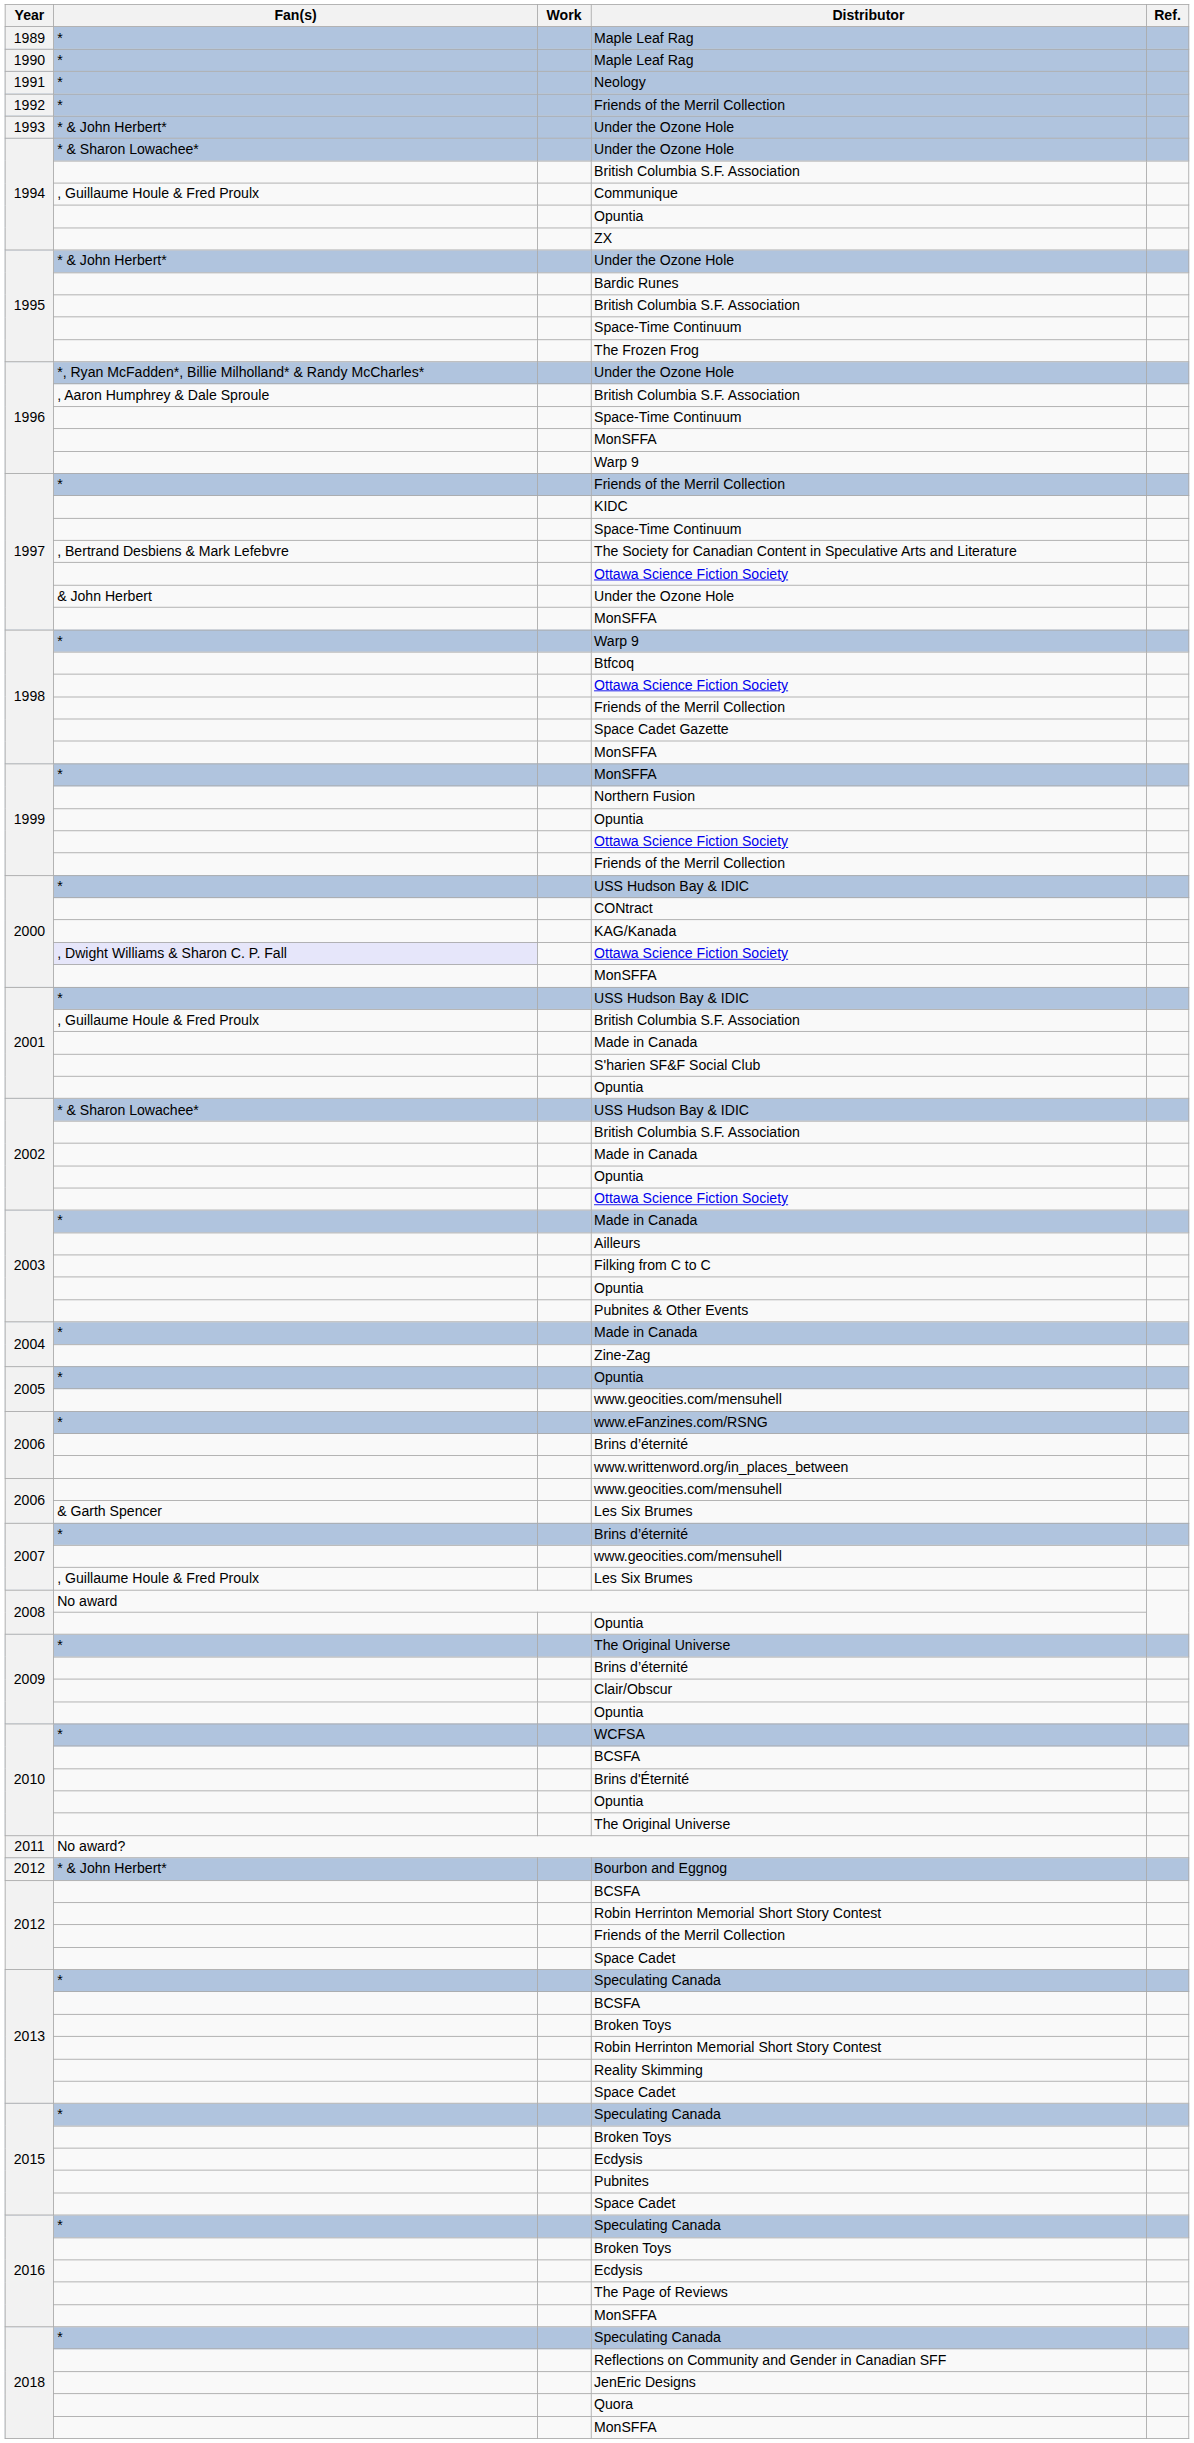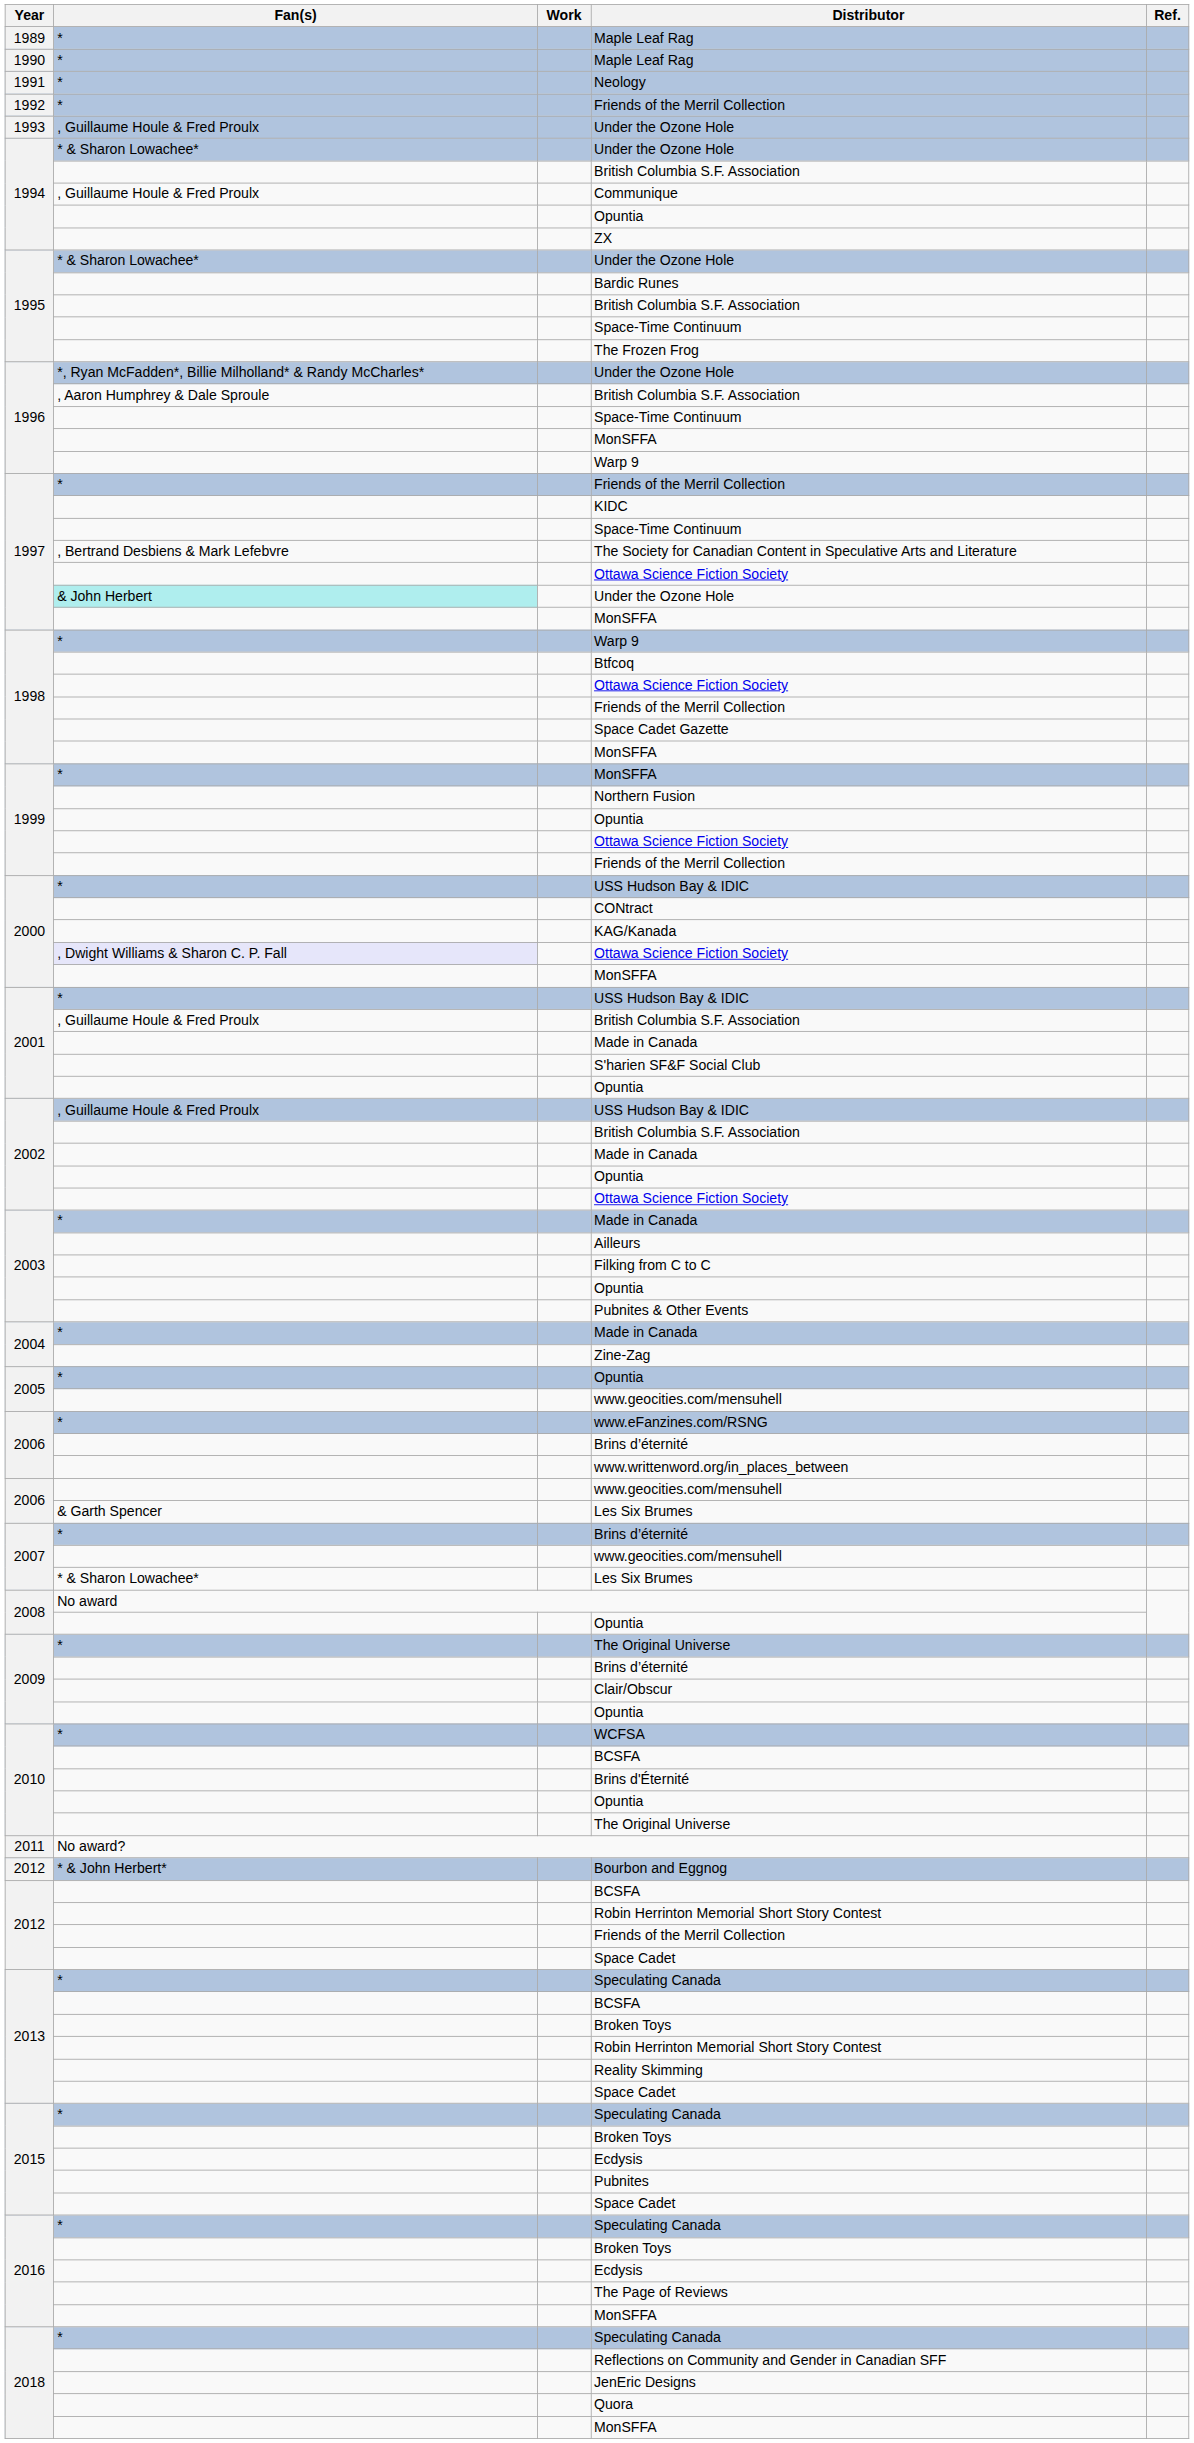(112, 127) * & John Herbert* -> (158, 127) , Guillaume Houle & Fred Proulx
(112, 261) * & John Herbert* -> (128, 261) * & Sharon Lowachee*
(104, 596) no background -> (104, 596) paleturquoise background
(128, 1109) * & Sharon Lowachee* -> (158, 1109) , Guillaume Houle & Fred Proulx
(158, 1578) , Guillaume Houle & Fred Proulx -> (128, 1578) * & Sharon Lowachee*
